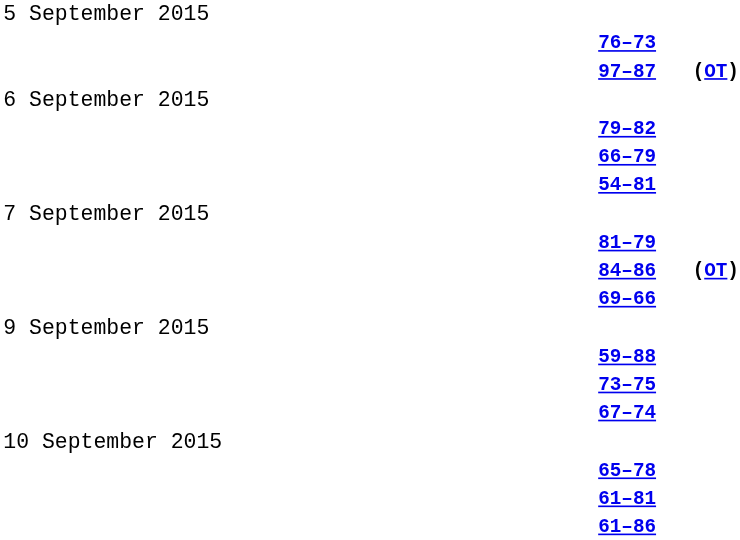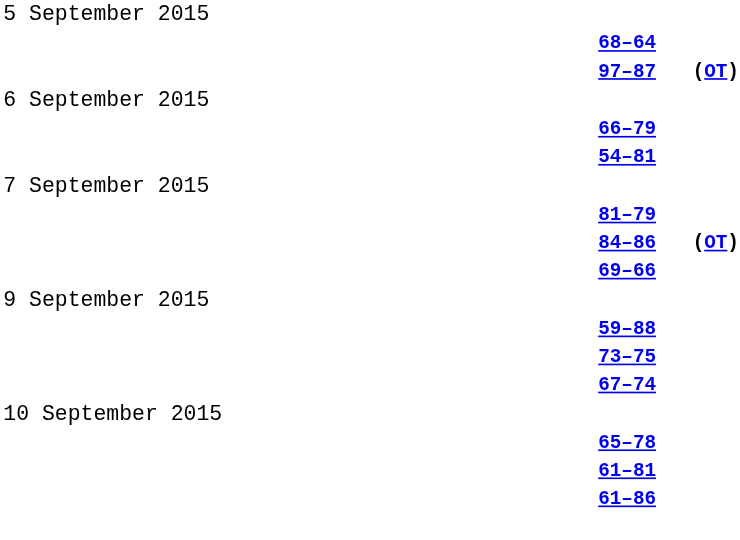+ row: (261, 43)
- row: (261, 43)
- row: (261, 129)
